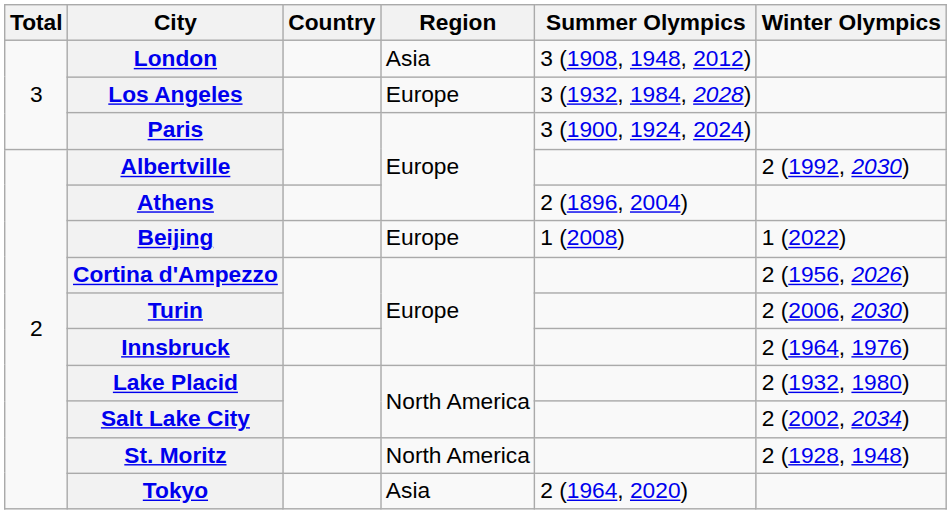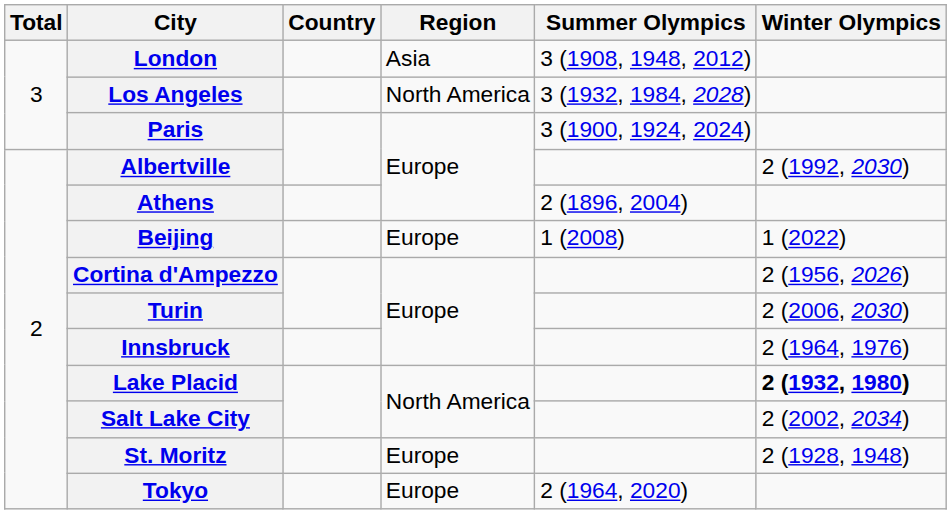(423, 94) Europe -> (458, 94) North America
(836, 382) normal -> (836, 382) bold
(458, 454) North America -> (423, 454) Europe
(408, 490) Asia -> (423, 490) Europe
